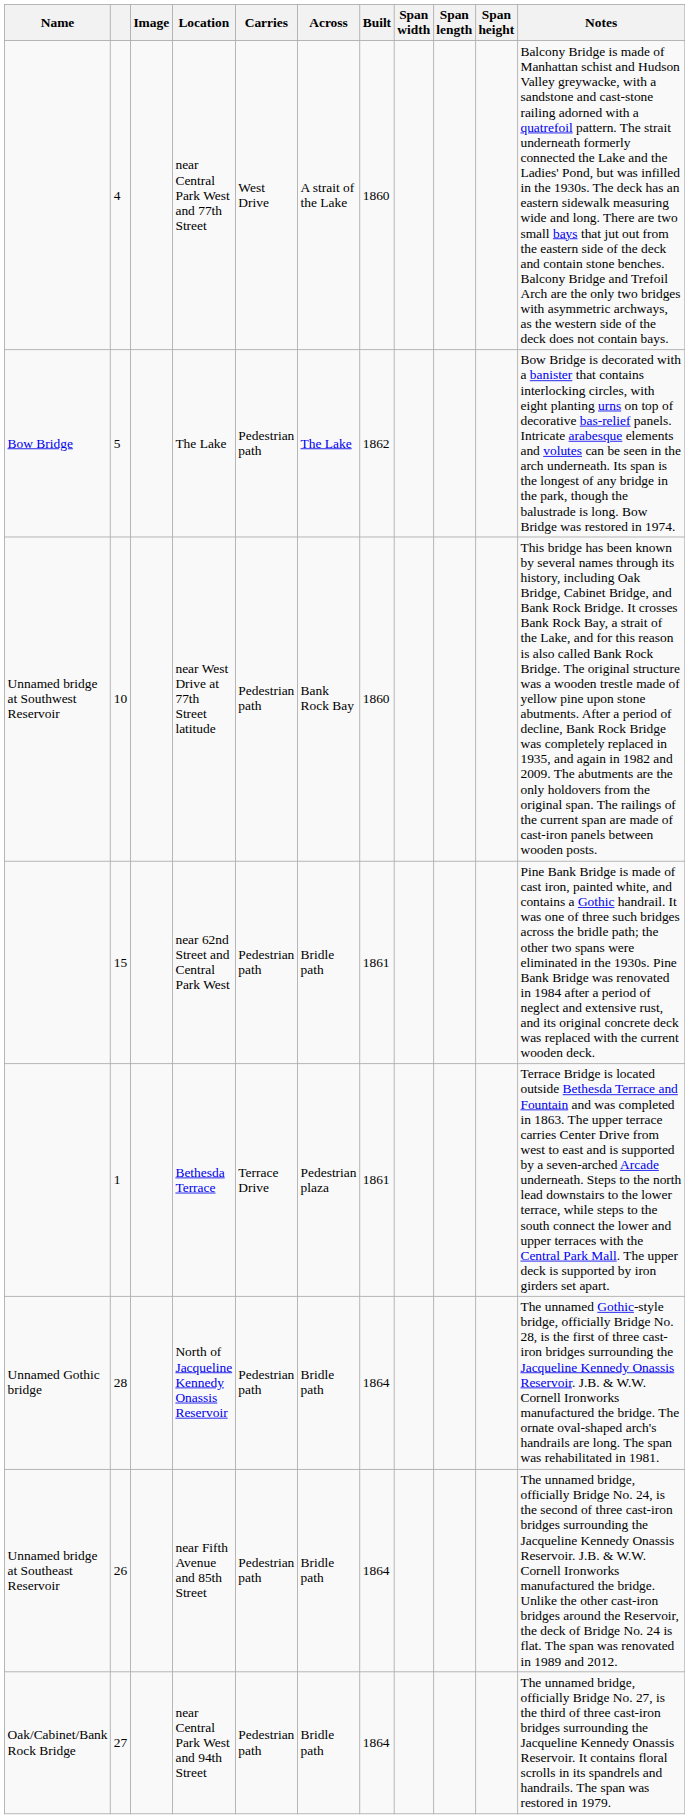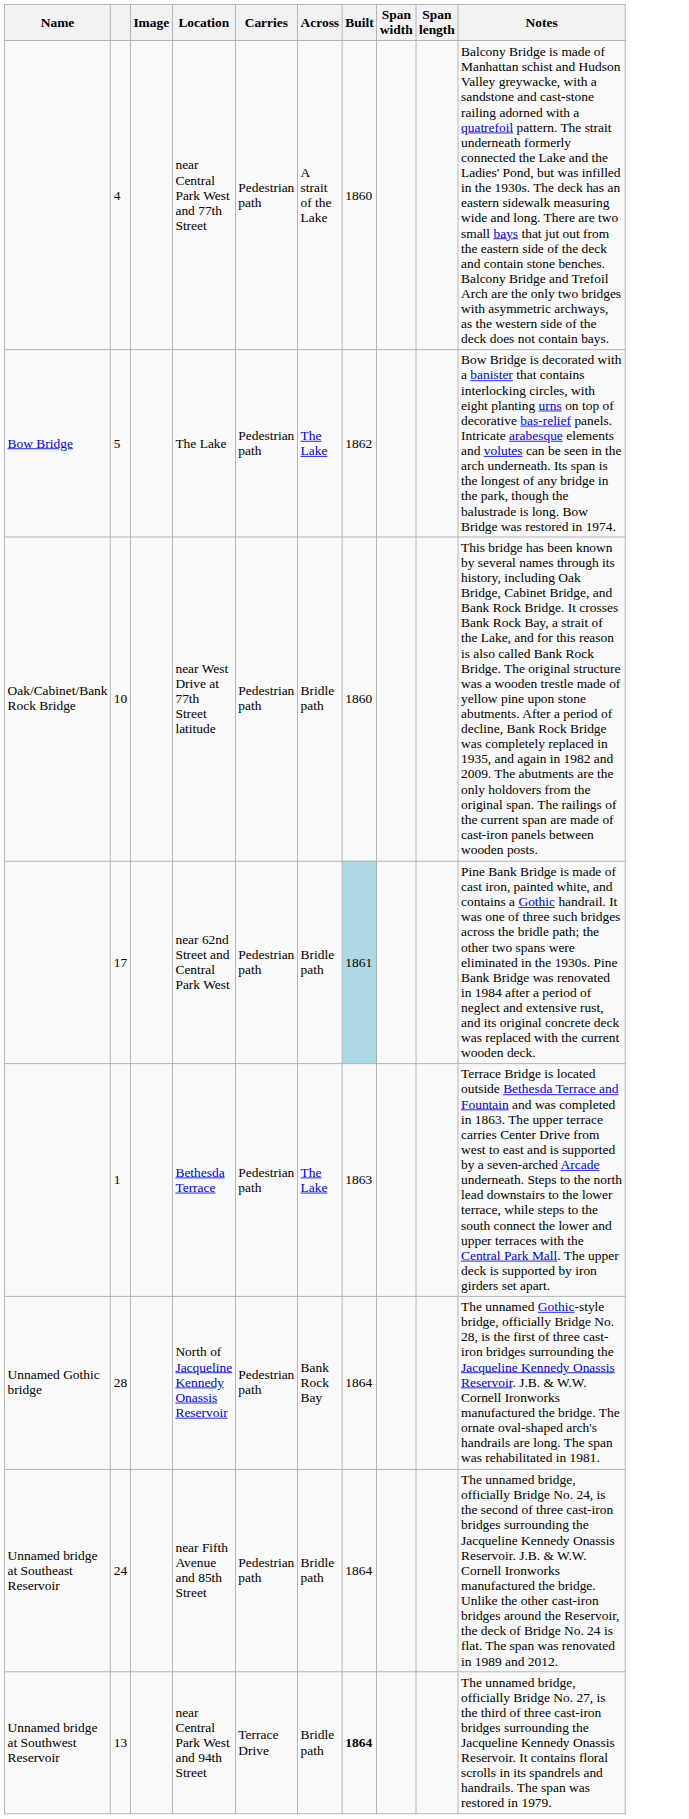- column: (496, 22)
(254, 195) West Drive -> (266, 195) Pedestrian path
(52, 699) Unnamed bridge at Southwest Reservoir -> (58, 699) Oak/Cabinet/Bank Rock Bridge
(327, 699) Bank Rock Bay -> (317, 699) Bridle path
(120, 962) 15 -> (120, 962) 17
(376, 962) no background -> (359, 962) lightblue background
(258, 1180) Terrace Drive -> (266, 1180) Pedestrian path
(329, 1180) Pedestrian plaza -> (314, 1180) The Lake
(376, 1180) 1861 -> (359, 1180) 1863
(317, 1382) Bridle path -> (315, 1382) Bank Rock Bay
(120, 1570) 26 -> (120, 1570) 24
(58, 1743) Oak/Cabinet/Bank Rock Bridge -> (52, 1743) Unnamed bridge at Southwest Reservoir
(120, 1743) 27 -> (120, 1743) 13
(266, 1743) Pedestrian path -> (258, 1743) Terrace Drive
(376, 1743) normal -> (359, 1743) bold
